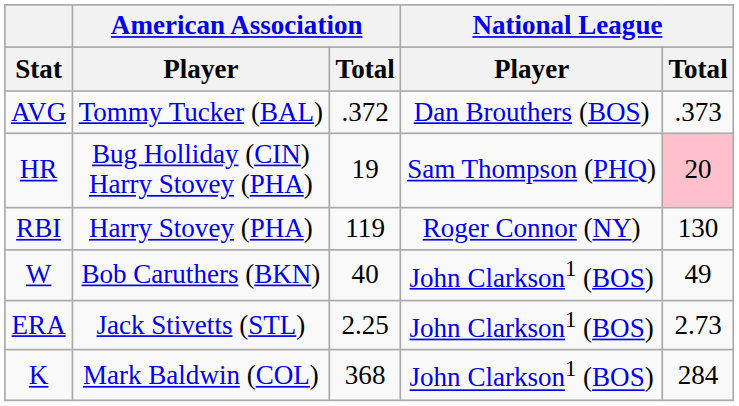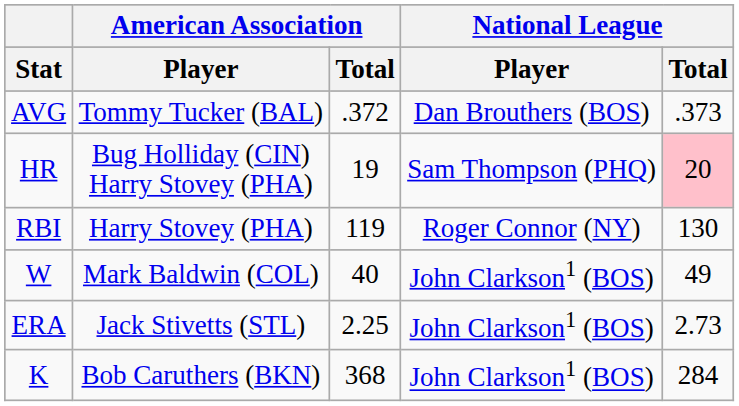(201, 274) Bob Caruthers (BKN) -> (201, 274) Mark Baldwin (COL)
(201, 374) Mark Baldwin (COL) -> (201, 374) Bob Caruthers (BKN)
